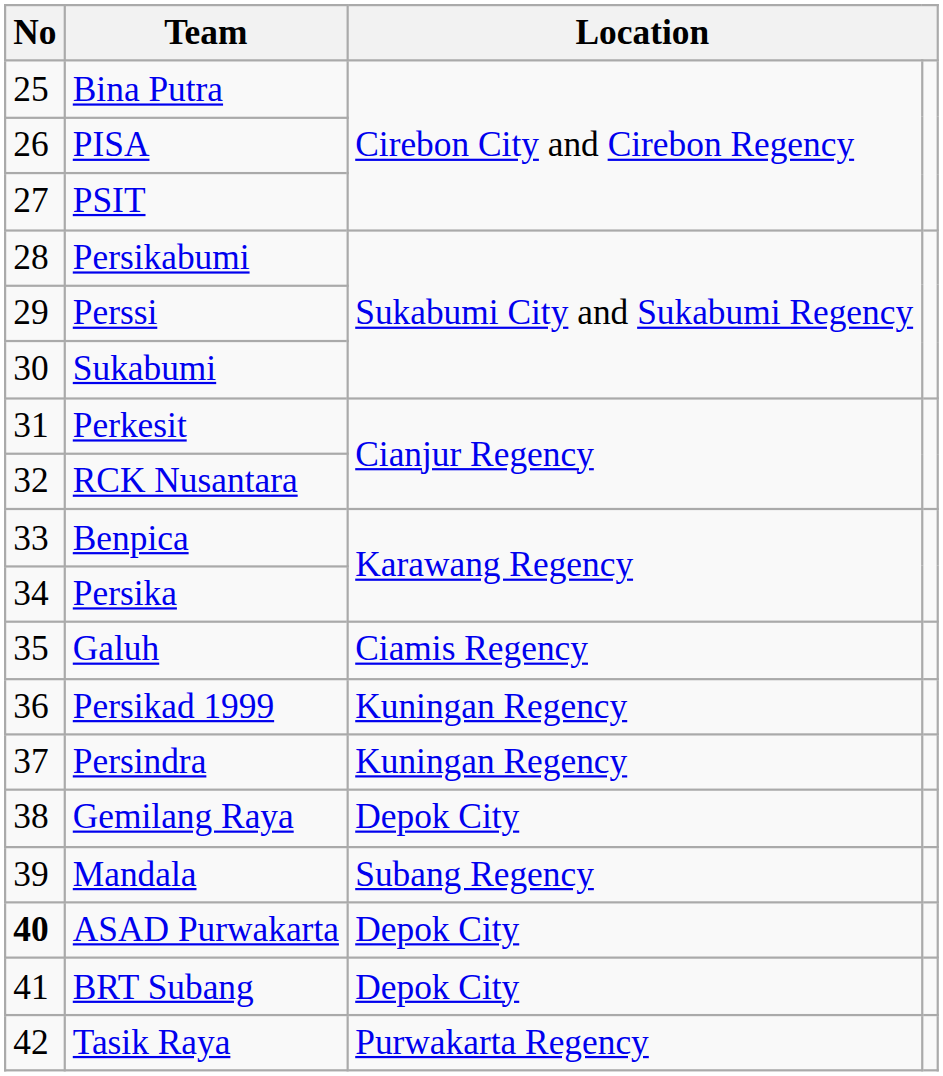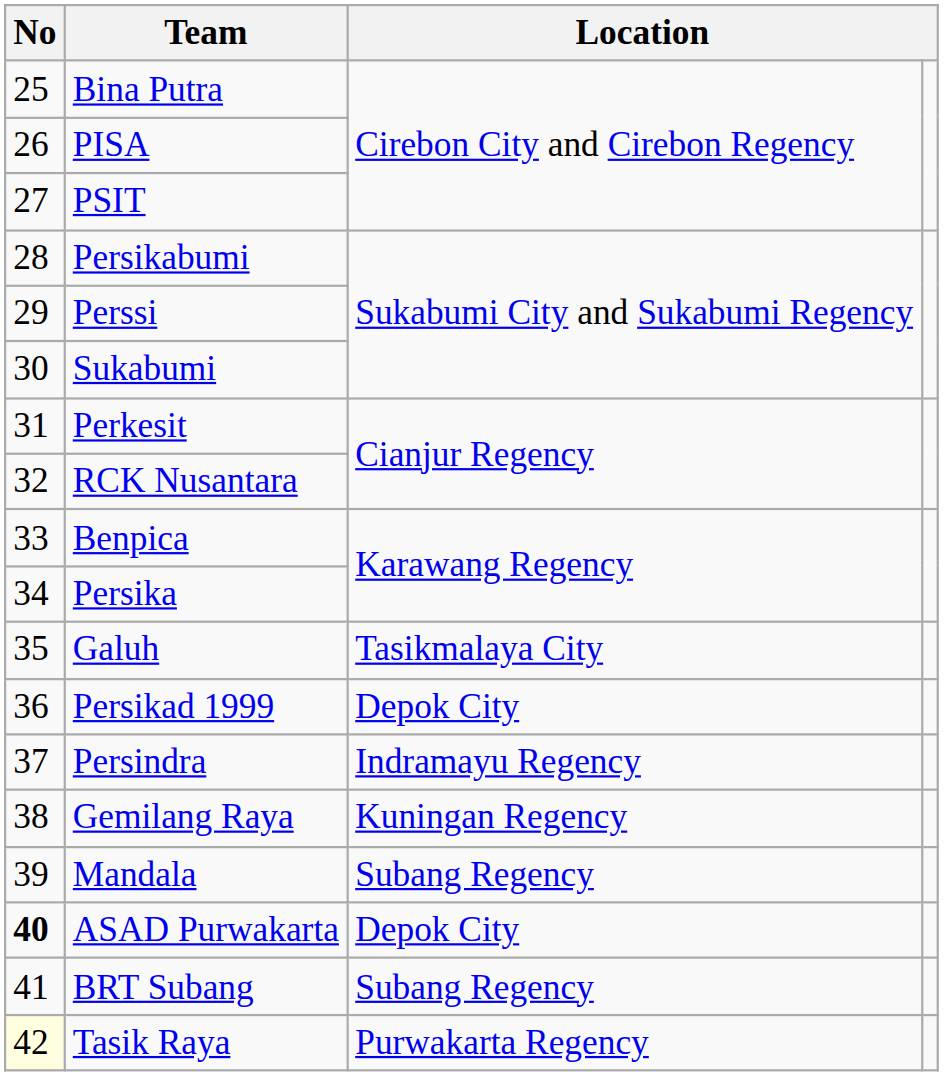(472, 649) Ciamis Regency -> (479, 649) Tasikmalaya City
(491, 705) Kuningan Regency -> (437, 705) Depok City
(491, 761) Kuningan Regency -> (498, 761) Indramayu Regency
(437, 817) Depok City -> (491, 817) Kuningan Regency
(437, 985) Depok City -> (475, 985) Subang Regency
(31, 1041) no background -> (31, 1041) lightyellow background
